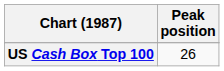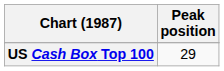(188, 54) 26 -> (188, 54) 29
